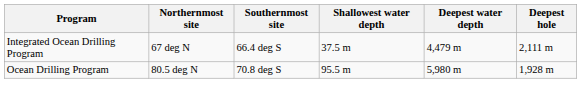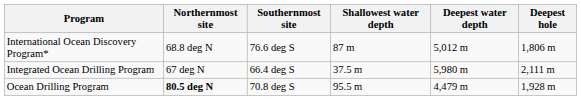+ row: (72, 47)
(444, 47) 4,479 m -> (451, 70) 5,980 m
(174, 70) normal -> (190, 86) bold
(444, 70) 5,980 m -> (451, 86) 4,479 m
